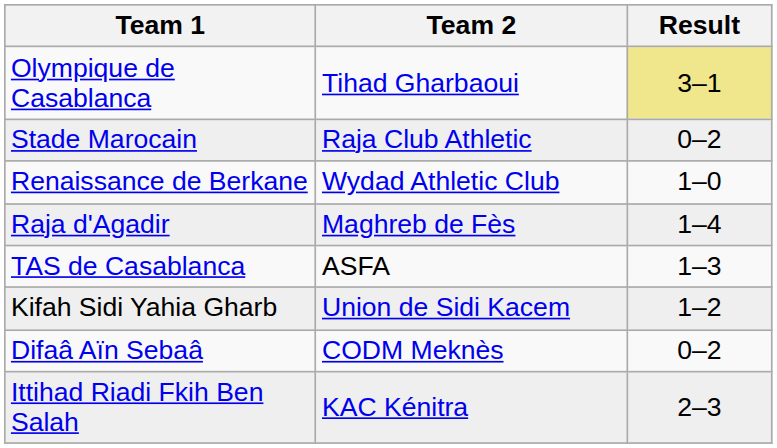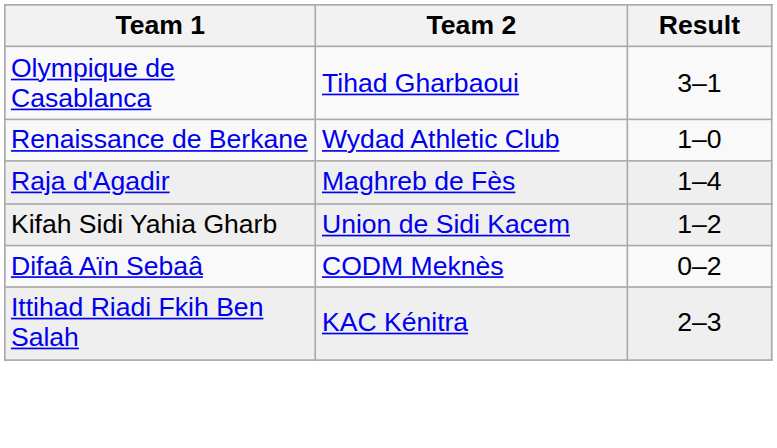(699, 82) khaki background -> (699, 82) no background
- row: (104, 139)
- row: (128, 266)
